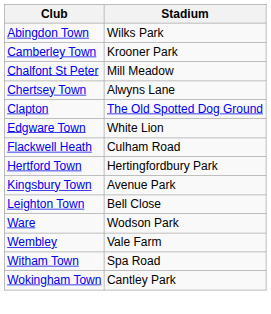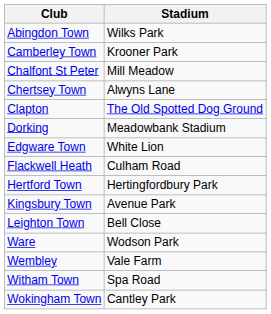+ row: (28, 128)
